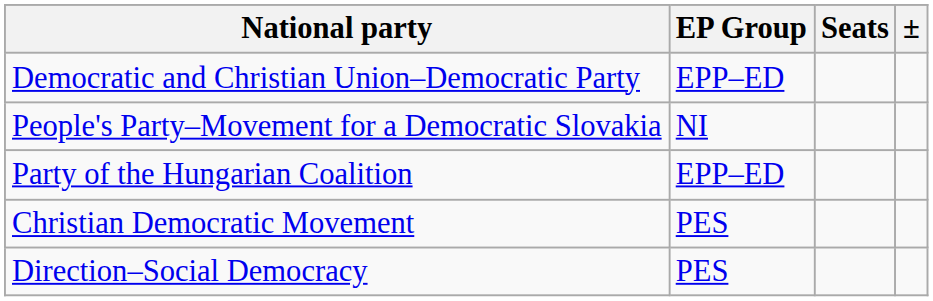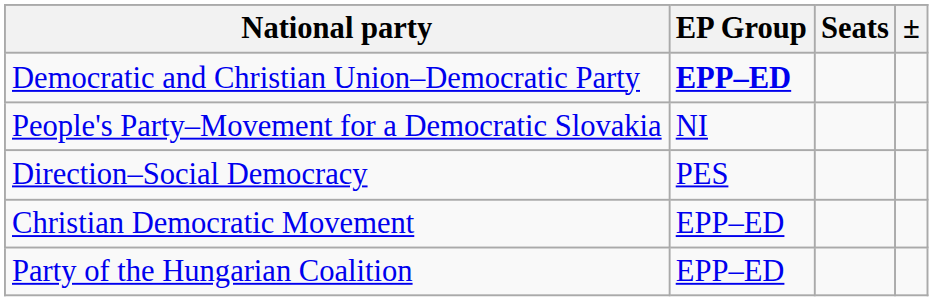(730, 77) normal -> (733, 77) bold
rows swapped: (190, 271) <-> (212, 174)
(702, 222) PES -> (730, 222) EPP–ED
